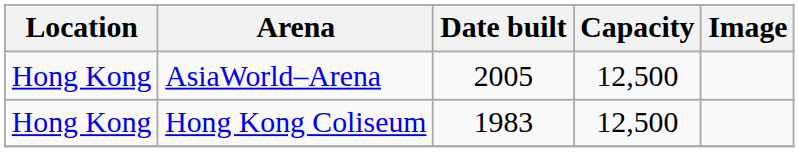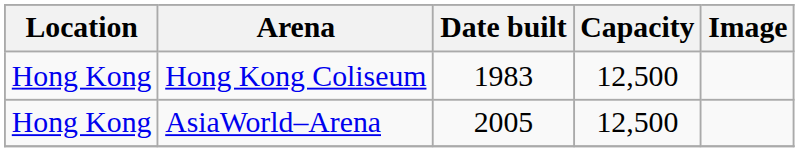rows swapped: (273, 75) <-> (296, 122)
